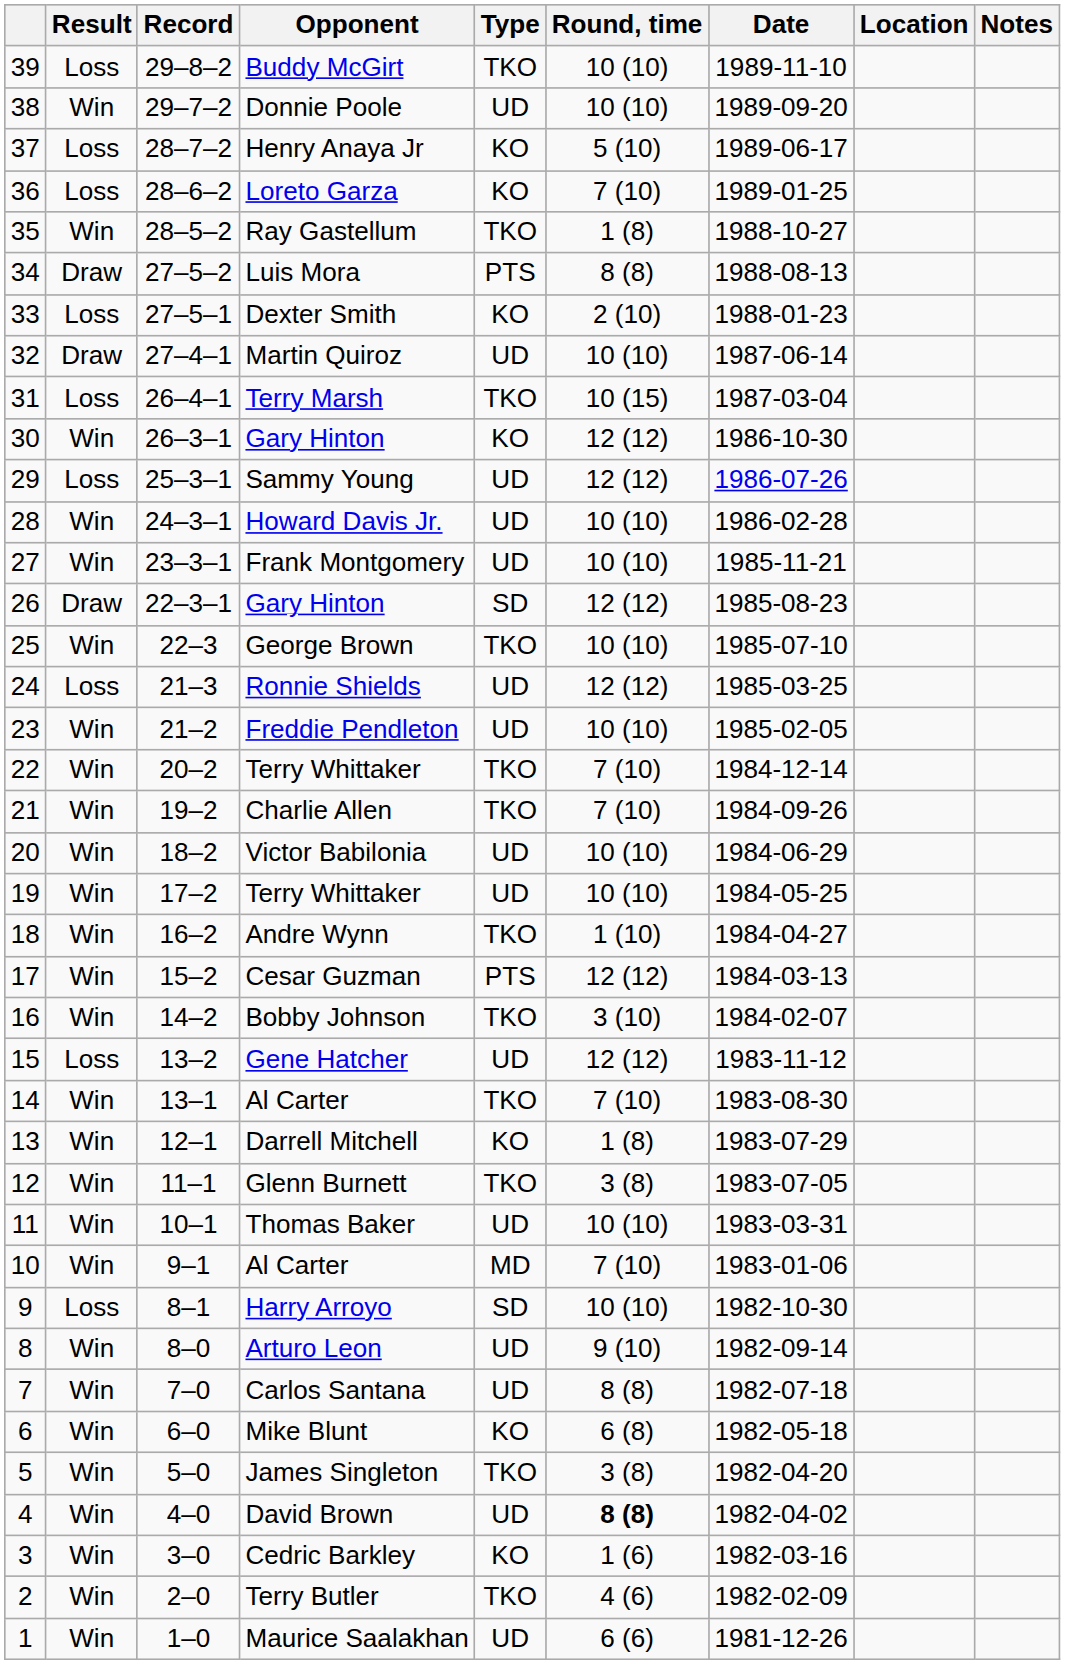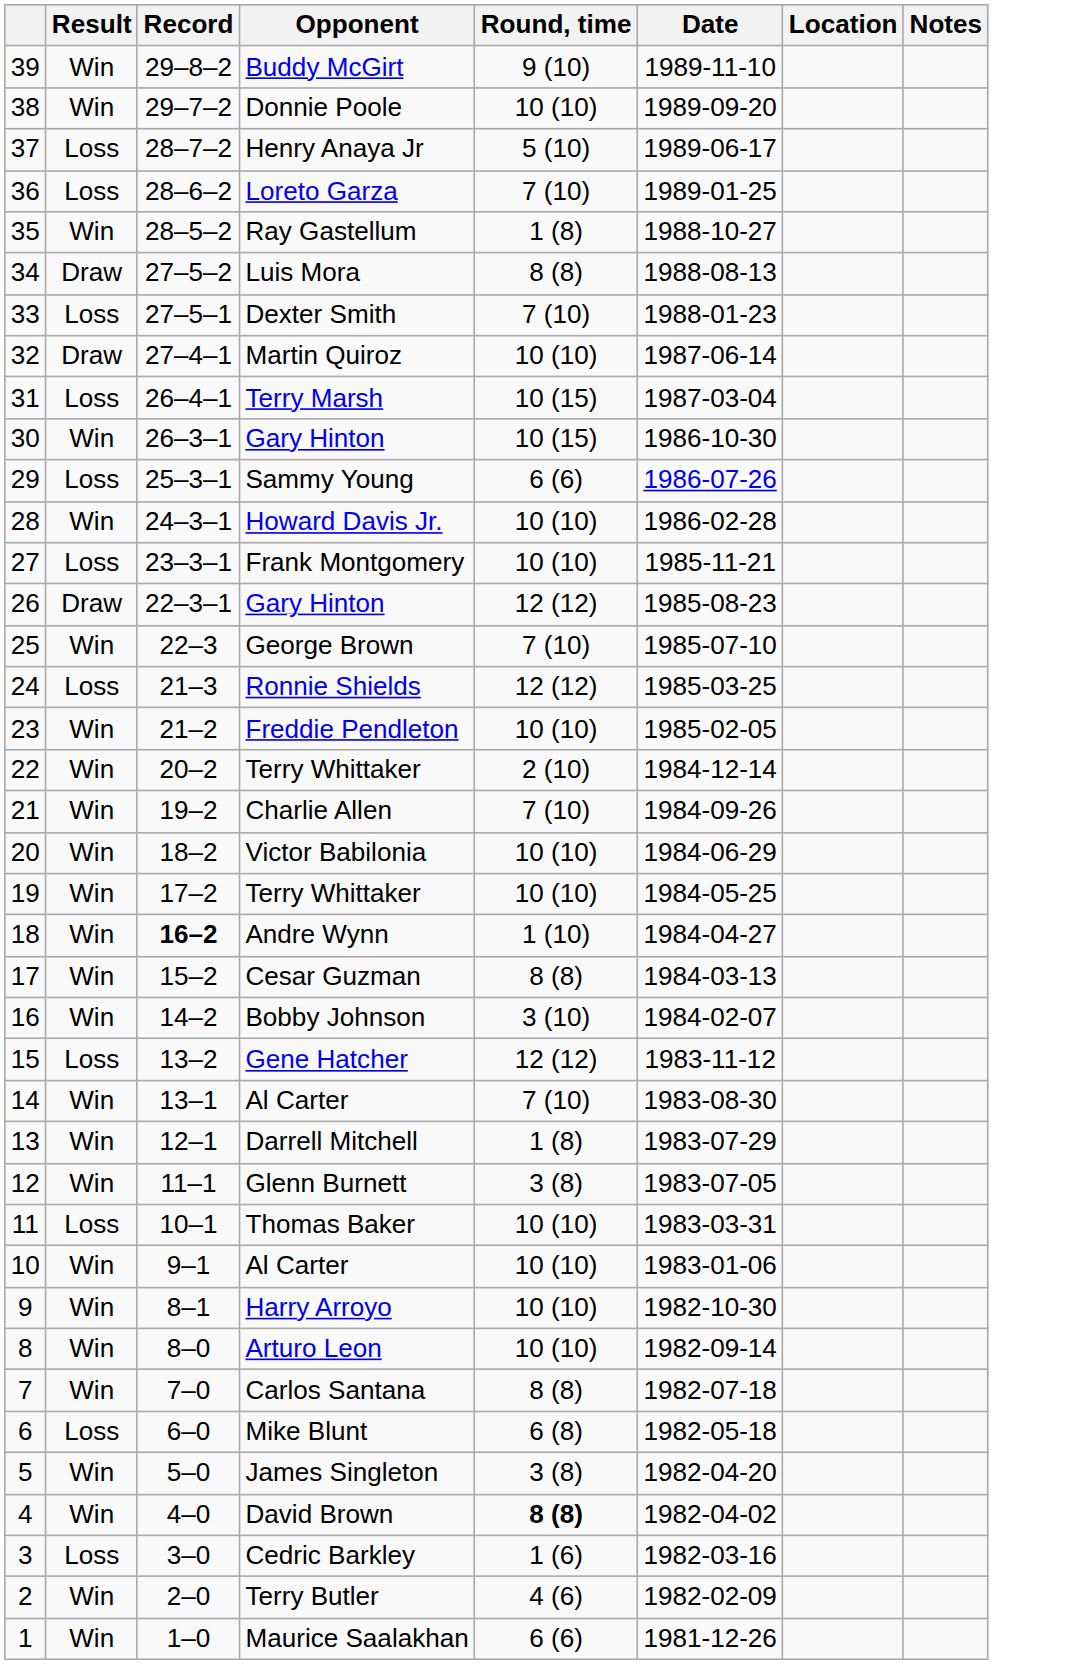- column: (510, 25)
(92, 66) Loss -> (92, 66) Win
(627, 66) 10 (10) -> (556, 66) 9 (10)
(627, 314) 2 (10) -> (556, 314) 7 (10)
(627, 438) 12 (12) -> (556, 438) 10 (15)
(627, 480) 12 (12) -> (556, 480) 6 (6)
(92, 562) Win -> (92, 562) Loss
(627, 645) 10 (10) -> (556, 645) 7 (10)
(627, 769) 7 (10) -> (556, 769) 2 (10)
(189, 935) normal -> (189, 935) bold
(627, 976) 12 (12) -> (556, 976) 8 (8)
(92, 1224) Win -> (92, 1224) Loss
(627, 1266) 7 (10) -> (556, 1266) 10 (10)
(92, 1307) Loss -> (92, 1307) Win
(627, 1348) 9 (10) -> (556, 1348) 10 (10)
(92, 1431) Win -> (92, 1431) Loss
(92, 1555) Win -> (92, 1555) Loss
